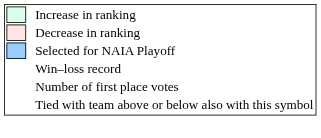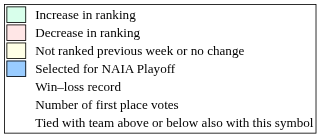+ row: (140, 50)
